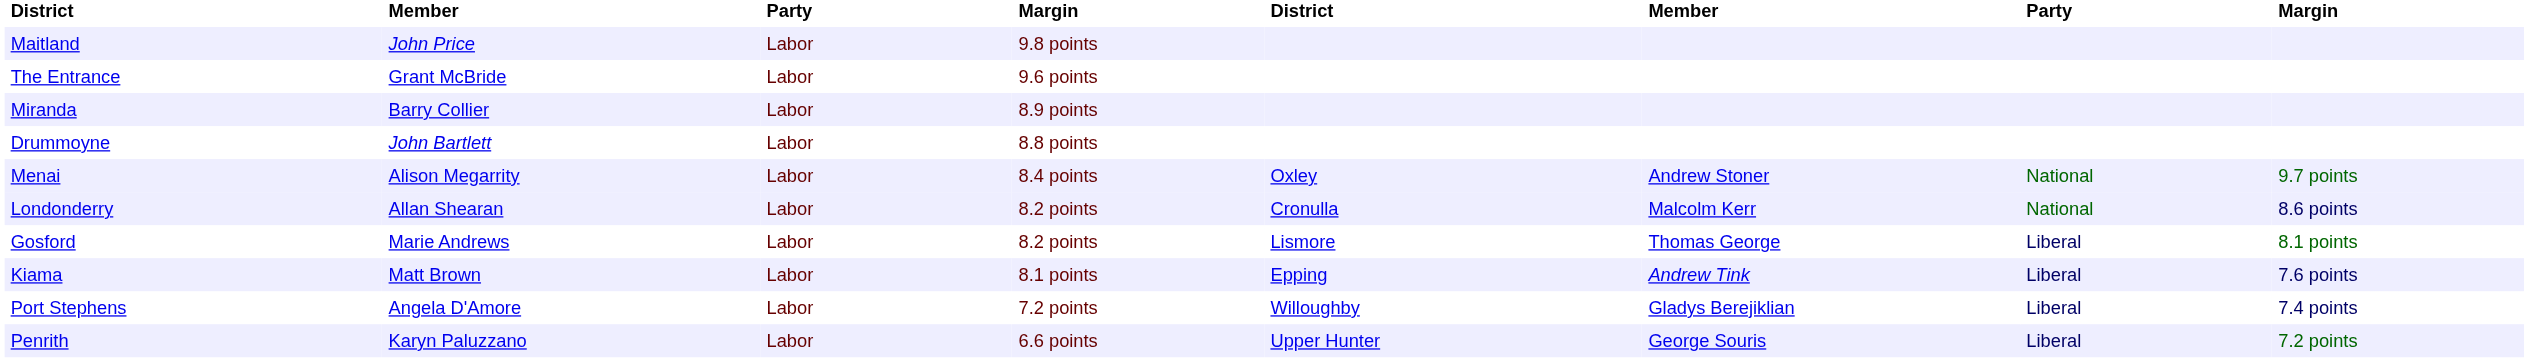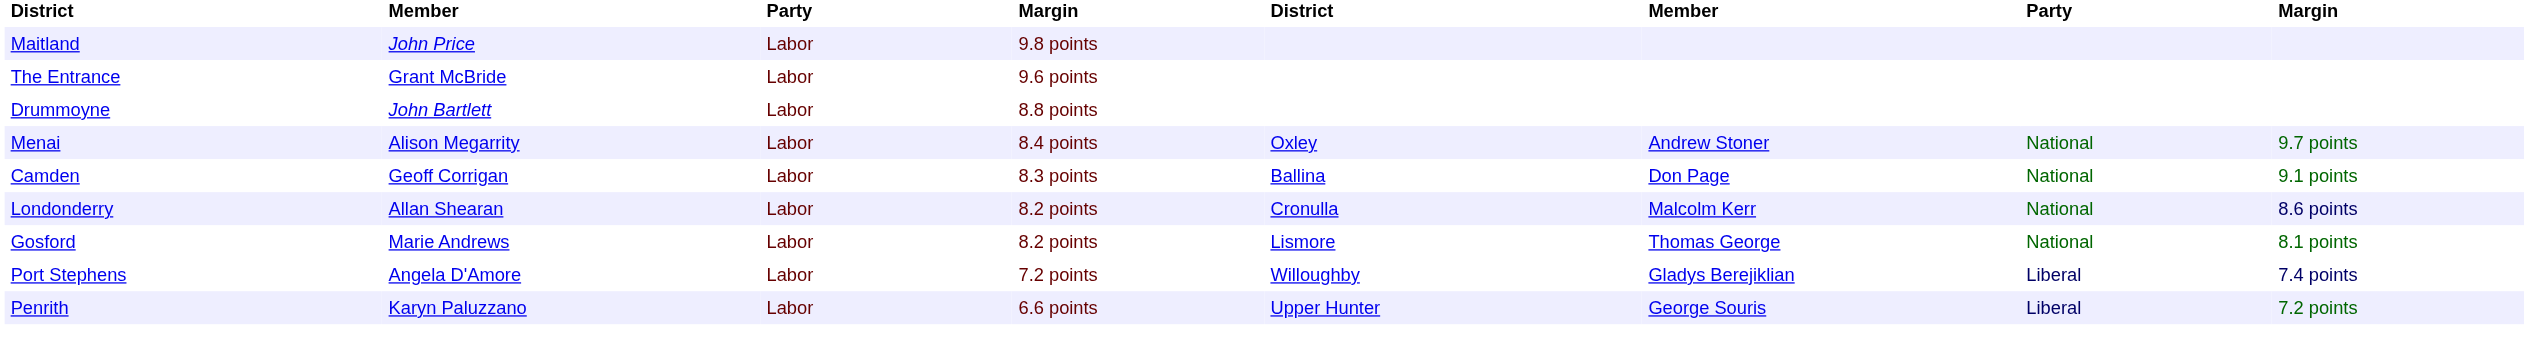- row: (44, 110)
+ row: (45, 176)
(2054, 242) Liberal -> (2060, 242) National
- row: (37, 275)
